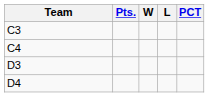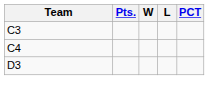- row: (14, 83)
